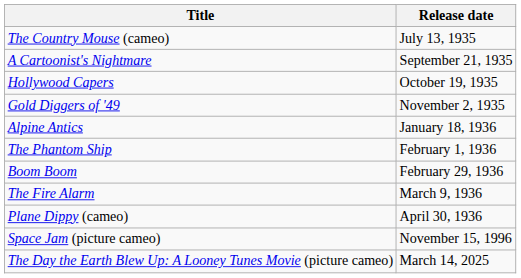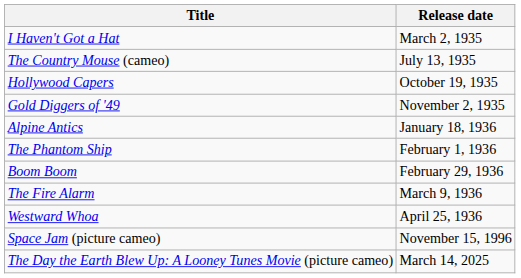+ row: (64, 37)
- row: (80, 60)
+ row: (53, 216)
- row: (68, 216)
